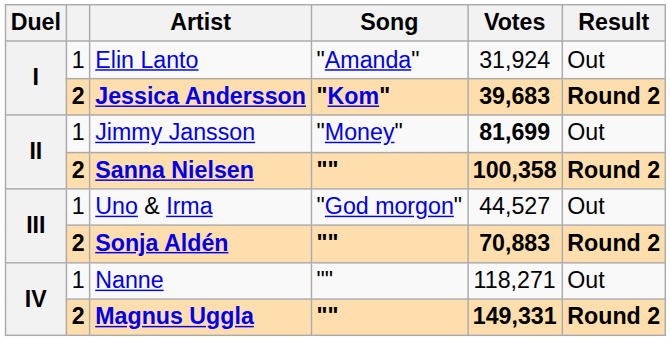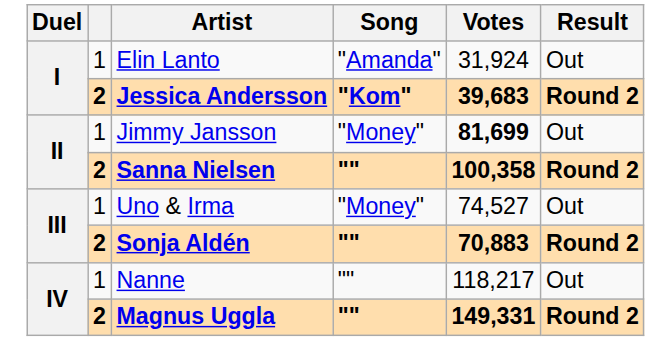(389, 206) "God morgon" -> (381, 206) "Money"
(515, 206) 44,527 -> (493, 206) 74,527
(515, 280) 118,271 -> (493, 280) 118,217
